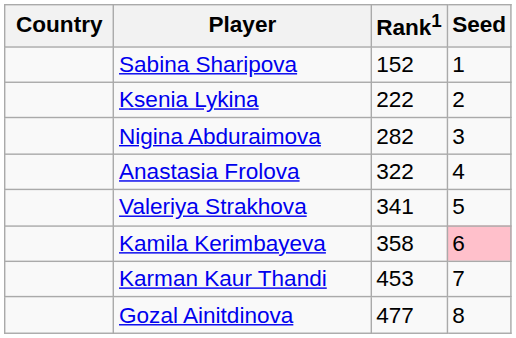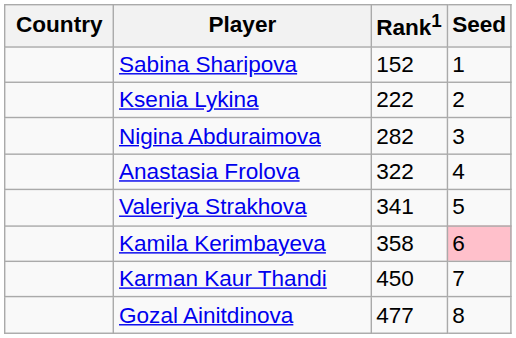(395, 278) 453 -> (395, 278) 450
